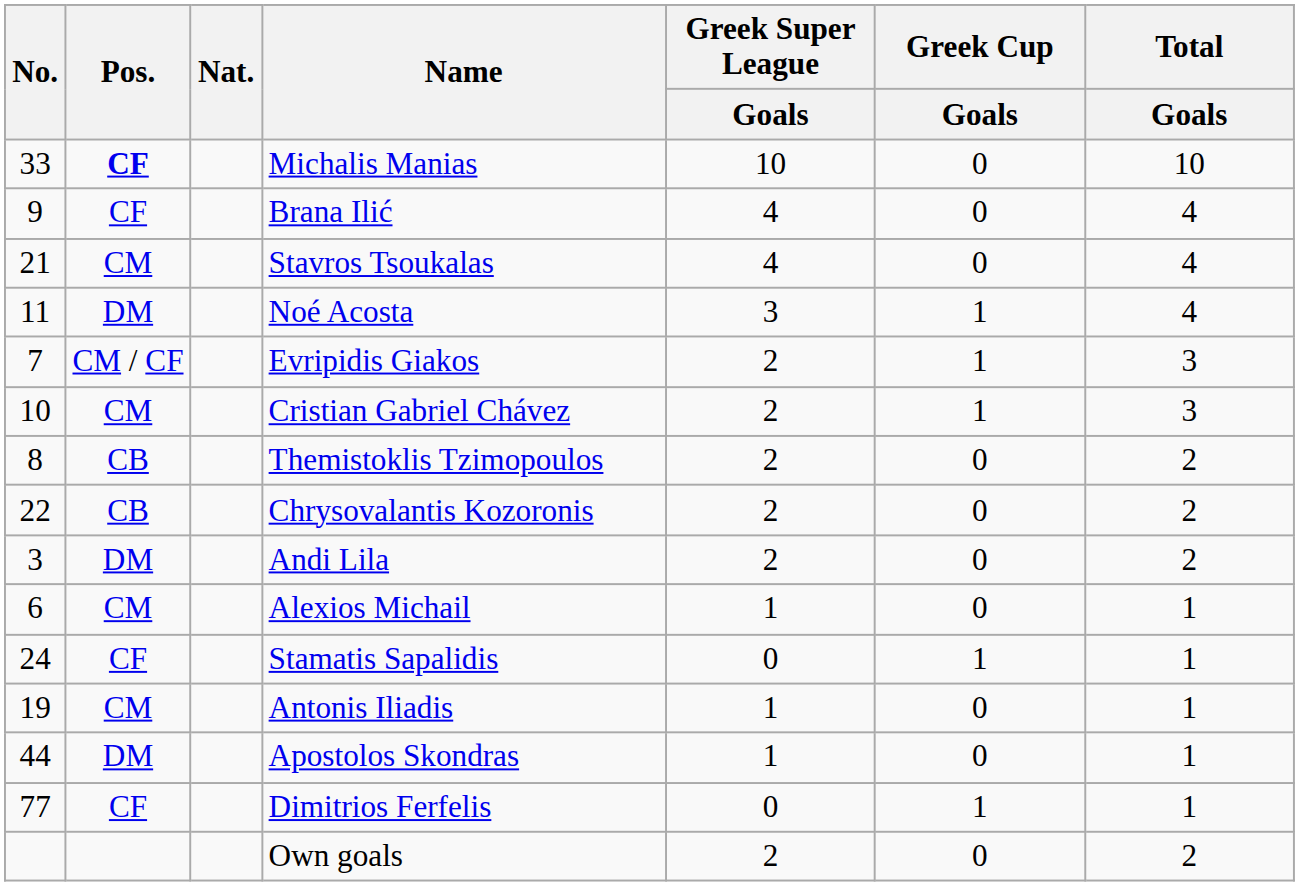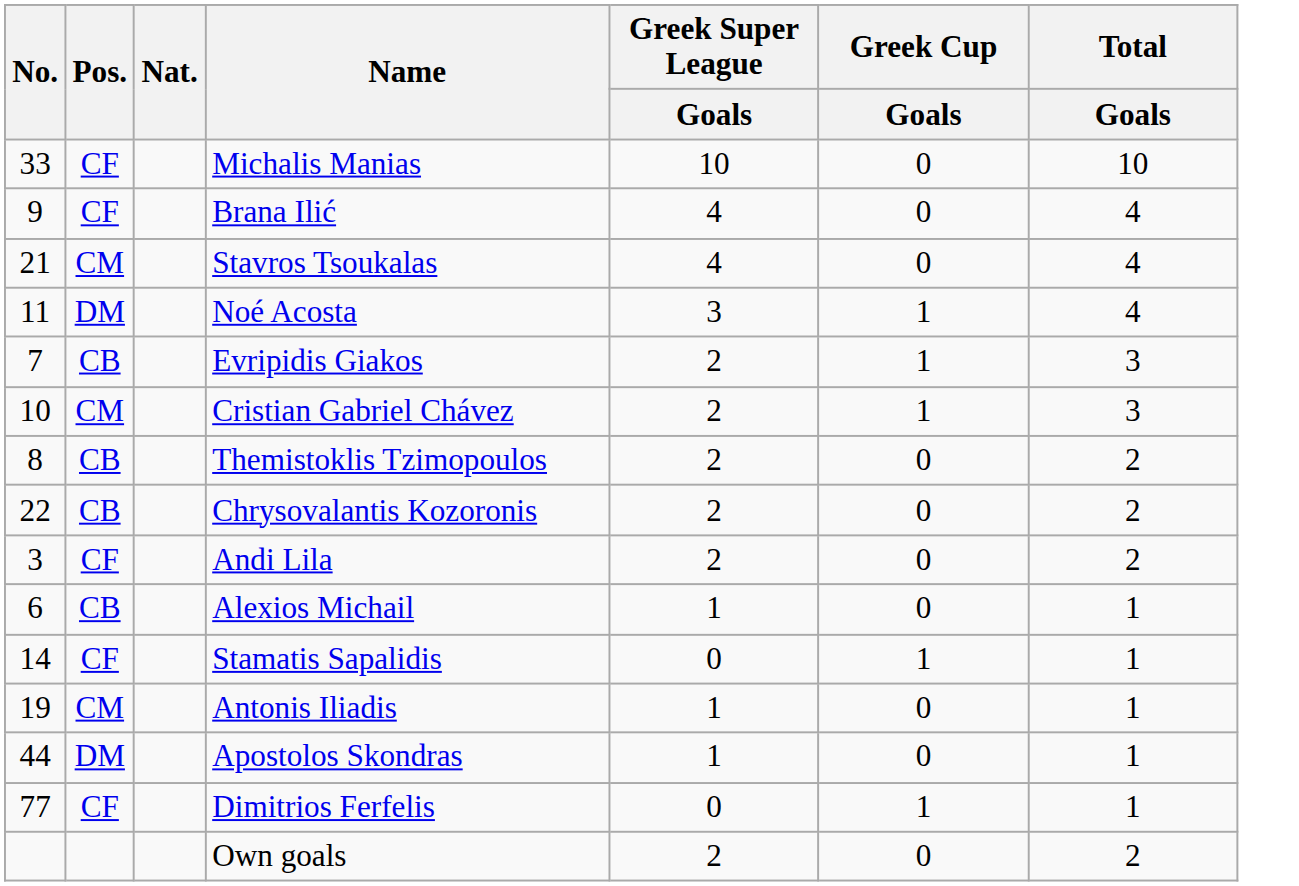(128, 163) bold -> (100, 163) normal
(128, 361) CM / CF -> (100, 361) CB
(128, 559) DM -> (100, 559) CF
(128, 608) CM -> (100, 608) CB
(35, 658) 24 -> (35, 658) 14
